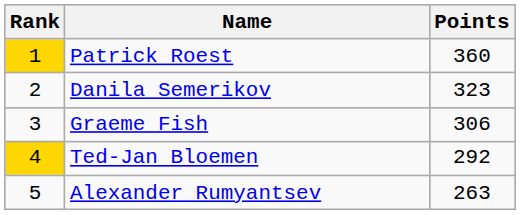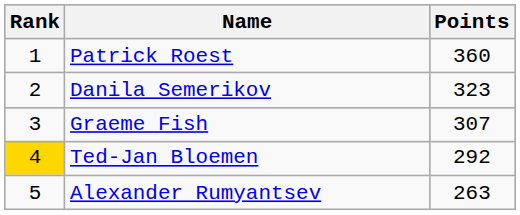(35, 56) gold background -> (35, 56) no background
(472, 124) 306 -> (472, 124) 307
